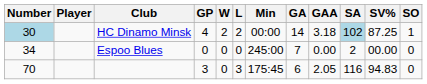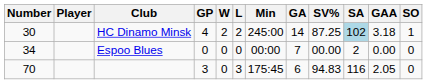columns swapped: (325, 13) <-> (383, 13)
(29, 32) lightblue background -> (29, 32) no background
(266, 32) 00:00 -> (266, 32) 245:00
(266, 50) 245:00 -> (266, 50) 00:00
